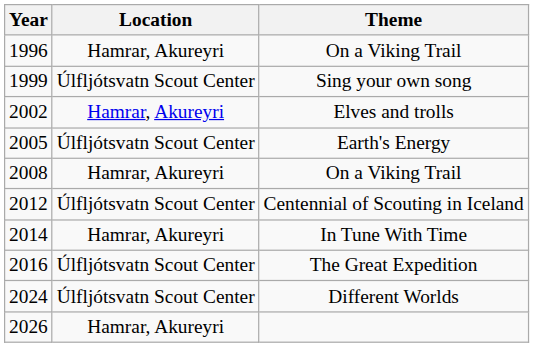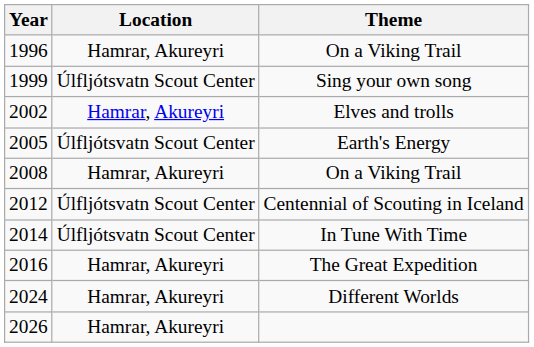(156, 234) Hamrar, Akureyri -> (156, 234) Úlfljótsvatn Scout Center
(156, 265) Úlfljótsvatn Scout Center -> (156, 265) Hamrar, Akureyri
(156, 296) Úlfljótsvatn Scout Center -> (156, 296) Hamrar, Akureyri
